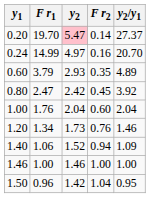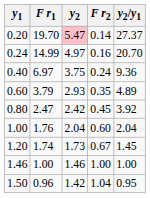+ row: (17, 72)
(43, 127) 1.34 -> (43, 146) 1.74
(101, 127) 0.76 -> (101, 146) 0.67
(126, 127) 1.46 -> (126, 146) 1.45
- row: (17, 146)
